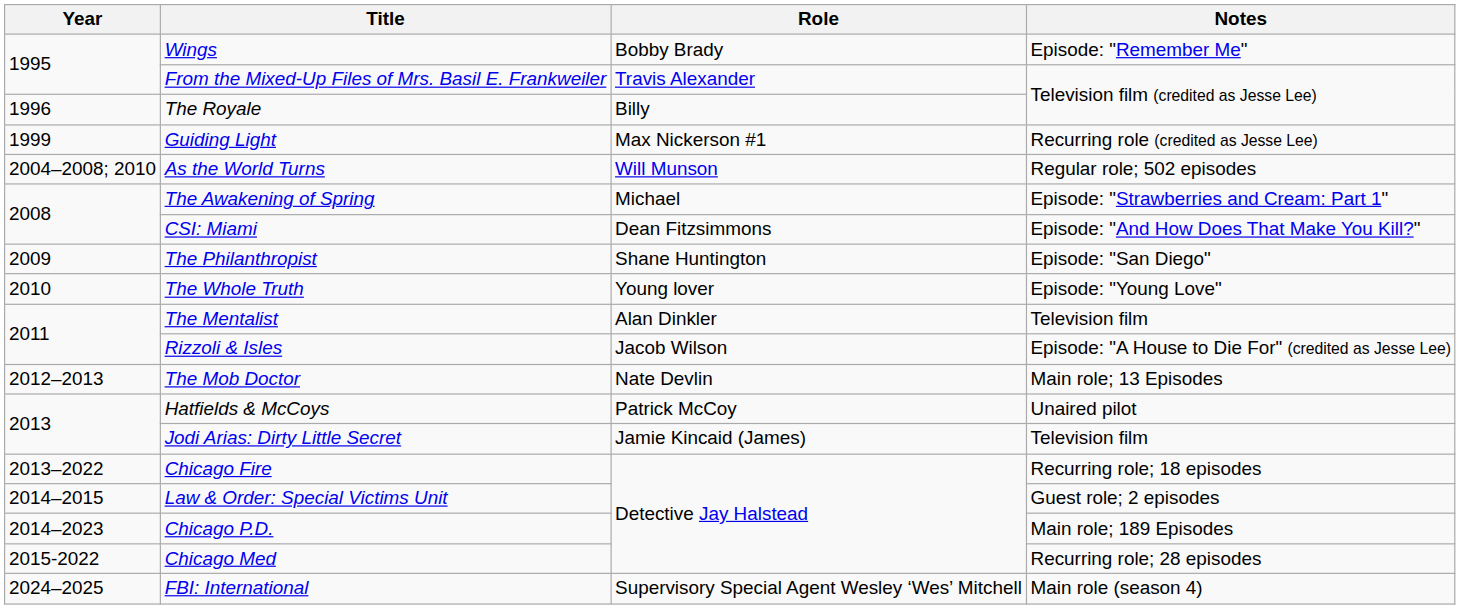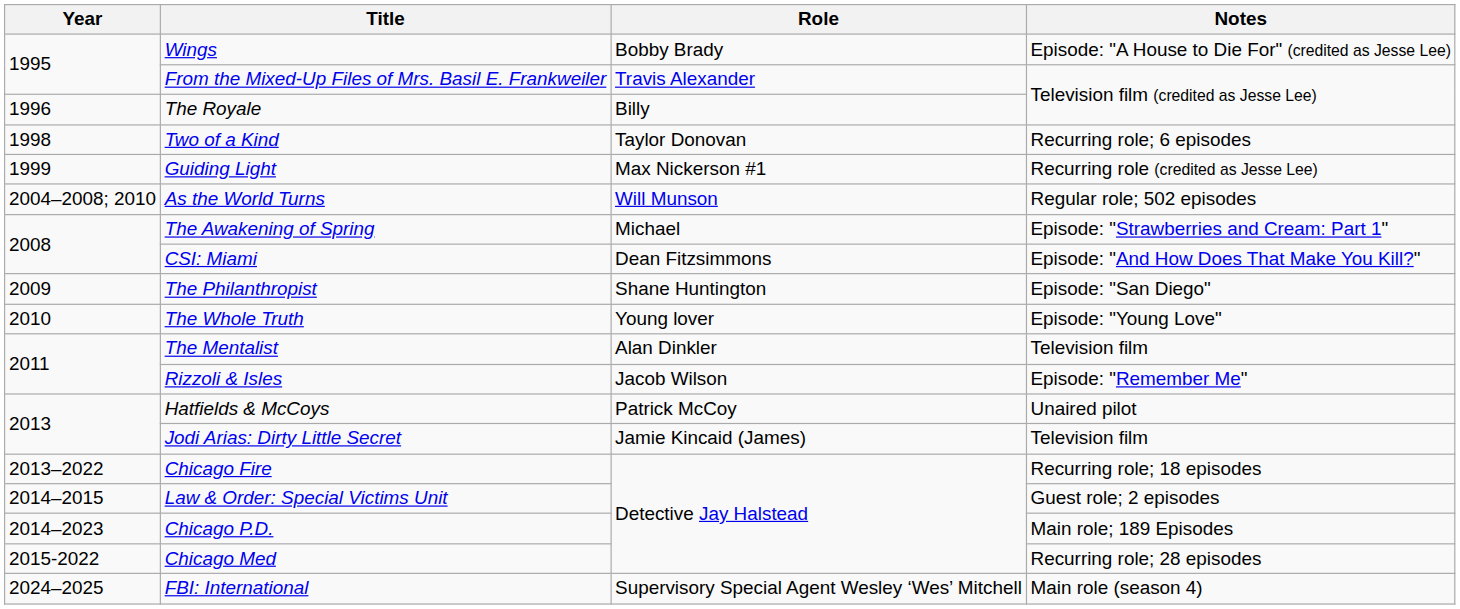(1139, 49) Episode: "Remember Me" -> (1241, 49) Episode: "A House to Die For" (credited as Jesse Lee)
+ row: (222, 139)
(1241, 348) Episode: "A House to Die For" (credited as Jesse Lee) -> (1139, 378) Episode: "Remember Me"
- row: (232, 378)
